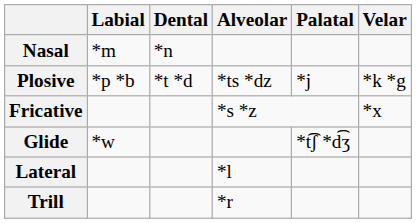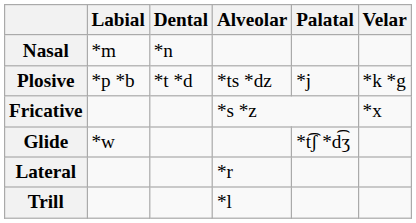(224, 171) *l -> (225, 171) *r
(225, 202) *r -> (224, 202) *l
